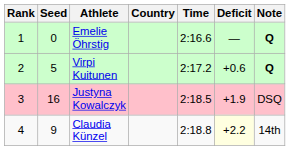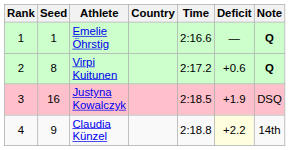(54, 37) 0 -> (54, 37) 1
(54, 68) 5 -> (54, 68) 8
